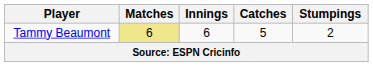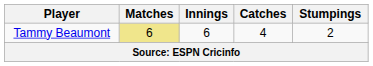(263, 33) 5 -> (263, 33) 4
